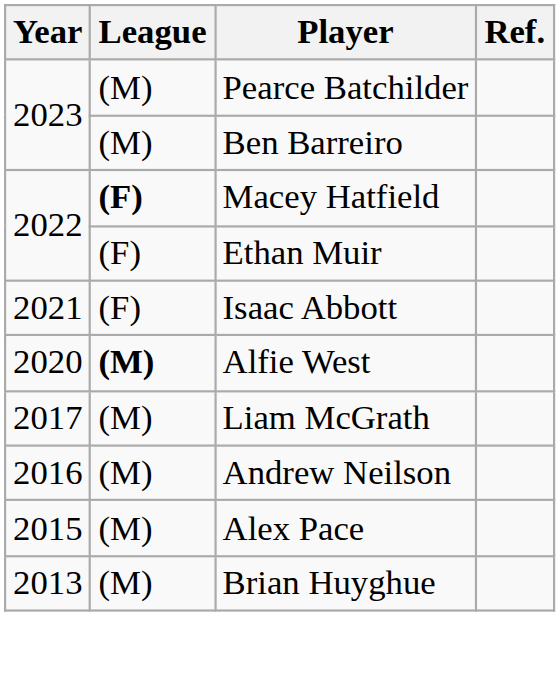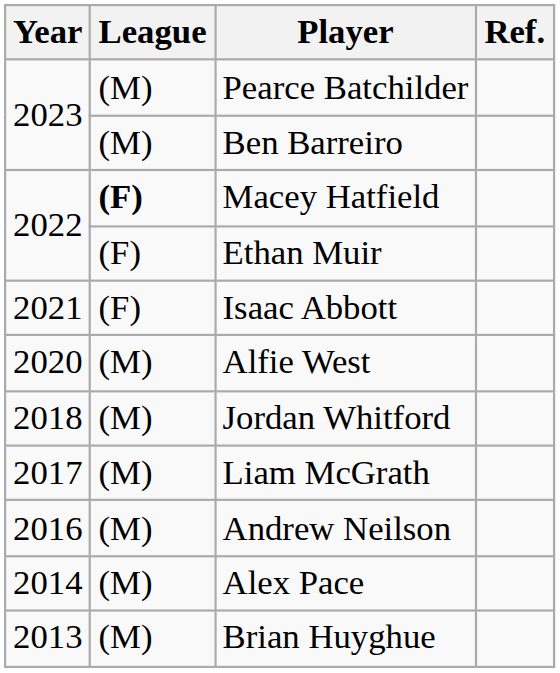(126, 362) bold -> (126, 362) normal
+ row: (337, 417)
(48, 527) 2015 -> (48, 582) 2014
